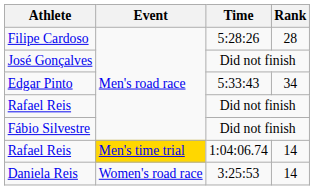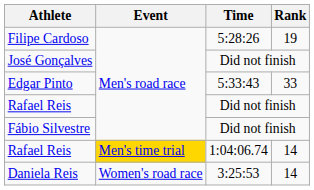(290, 38) 28 -> (290, 38) 19
(290, 83) 34 -> (290, 83) 33
